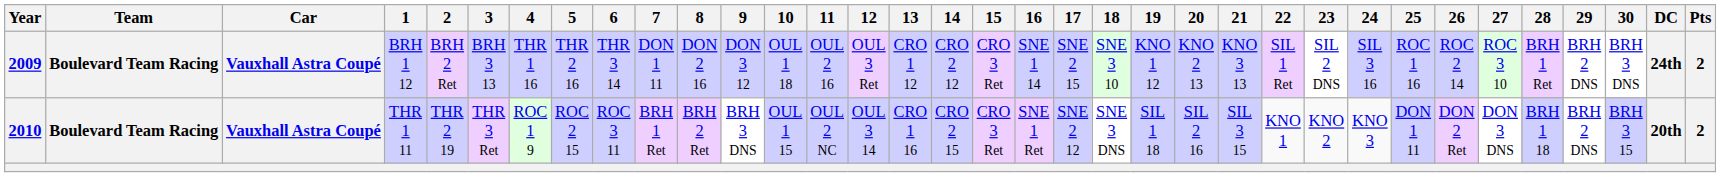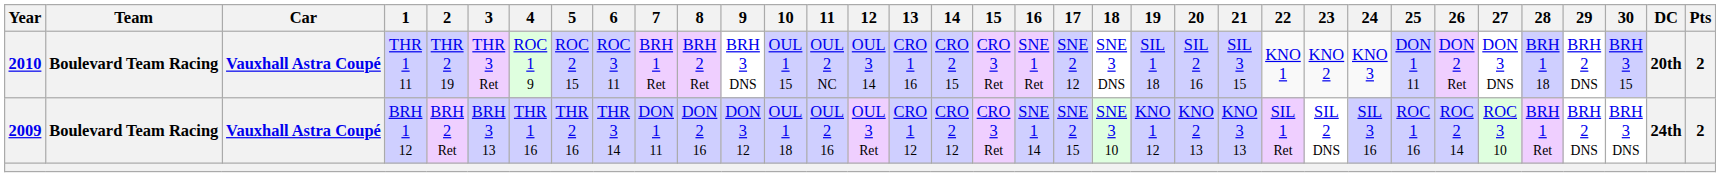rows swapped: (25, 64) <-> (25, 130)
